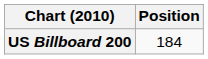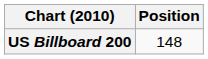(169, 41) 184 -> (169, 41) 148
